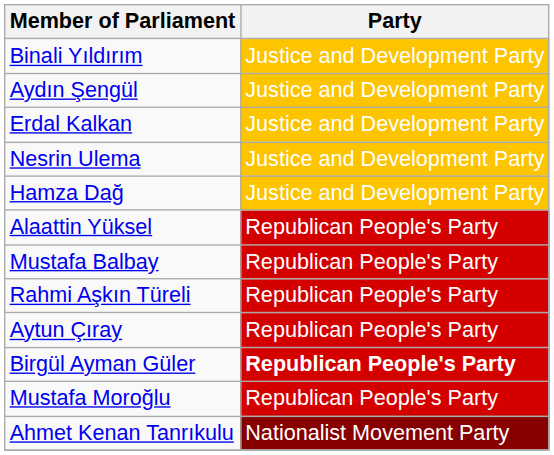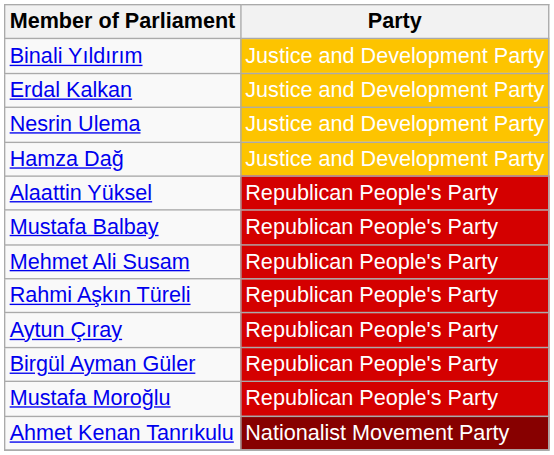- row: (74, 90)
+ row: (100, 261)
(380, 364) bold -> (372, 364) normal
